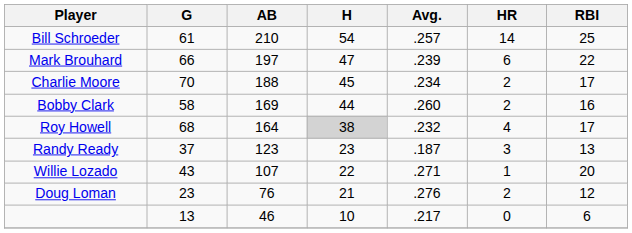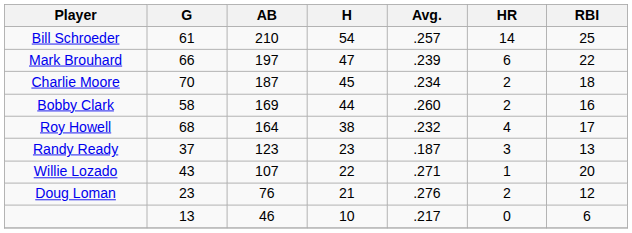(267, 82) 188 -> (267, 82) 187
(587, 82) 17 -> (587, 82) 18
(347, 127) lightgrey background -> (347, 127) no background
